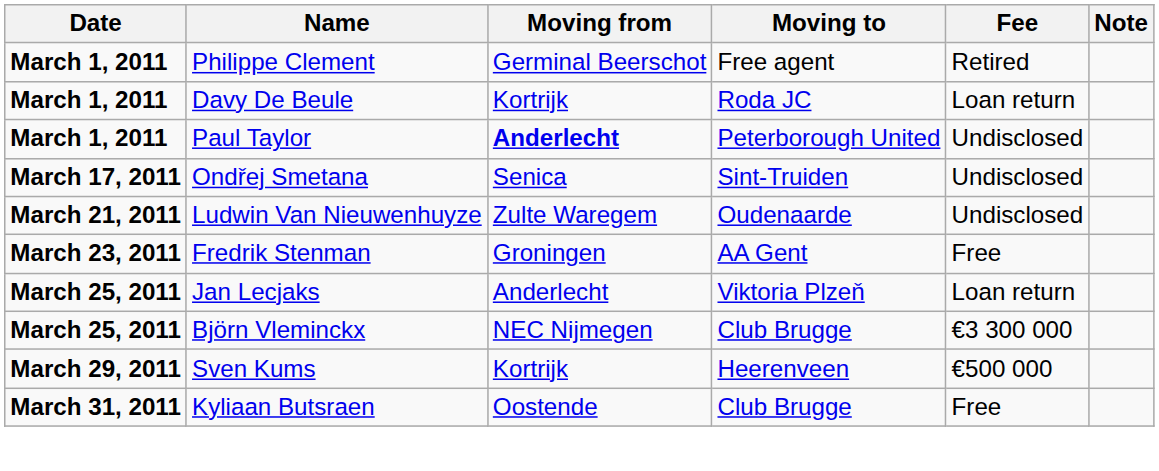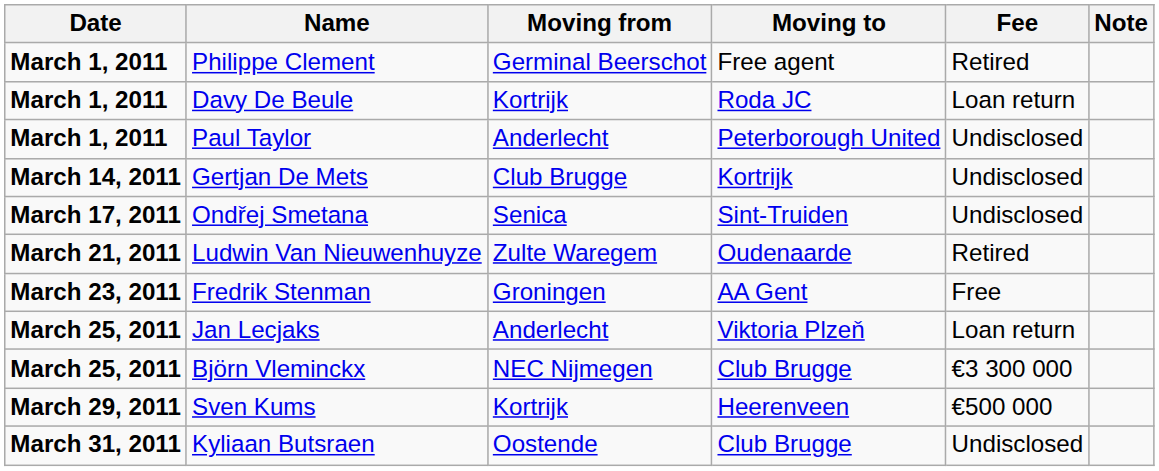(556, 138) bold -> (551, 138) normal
+ row: (280, 176)
(1017, 215) Undisclosed -> (991, 253) Retired
(976, 406) Free -> (1017, 445) Undisclosed
